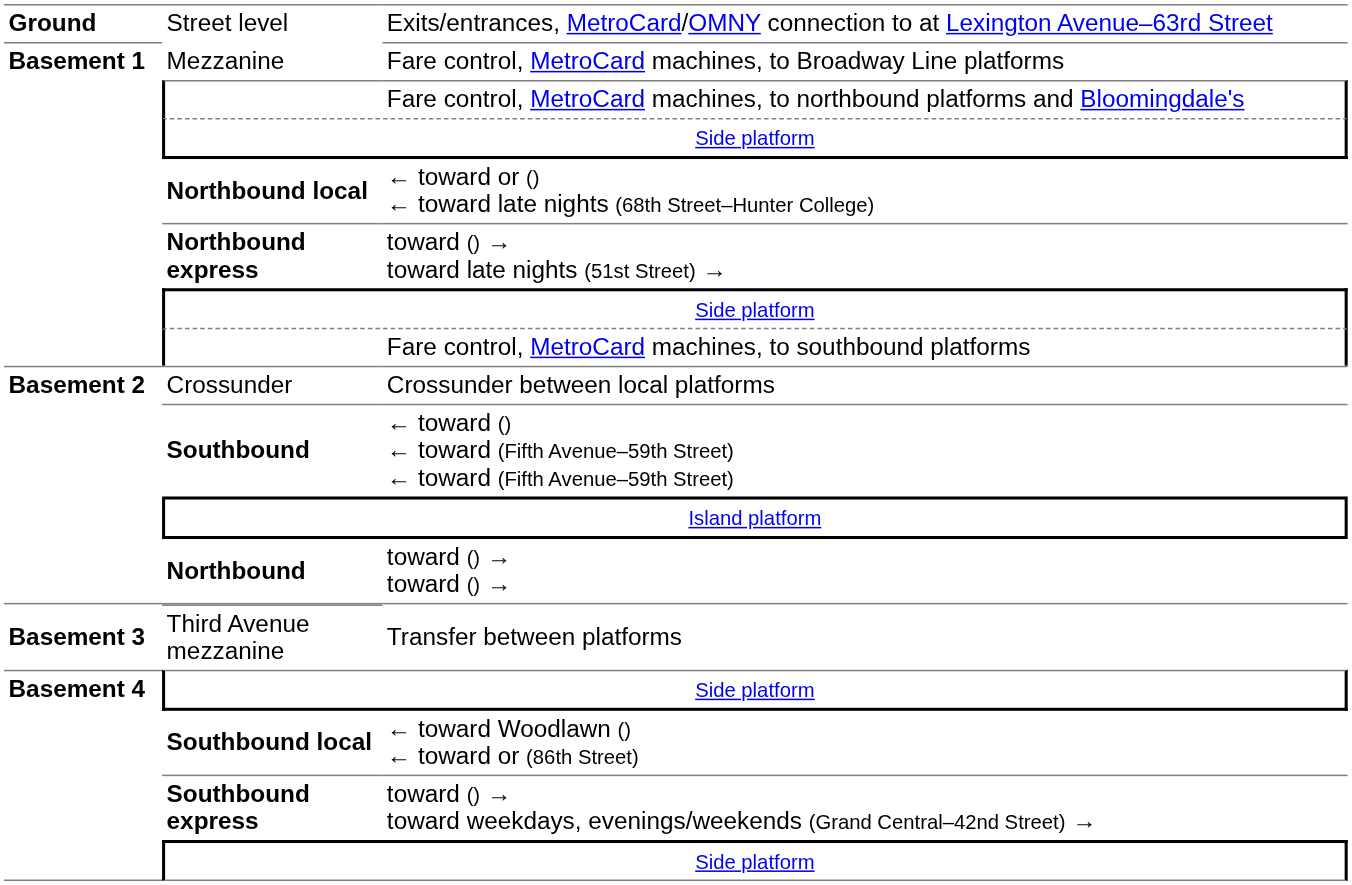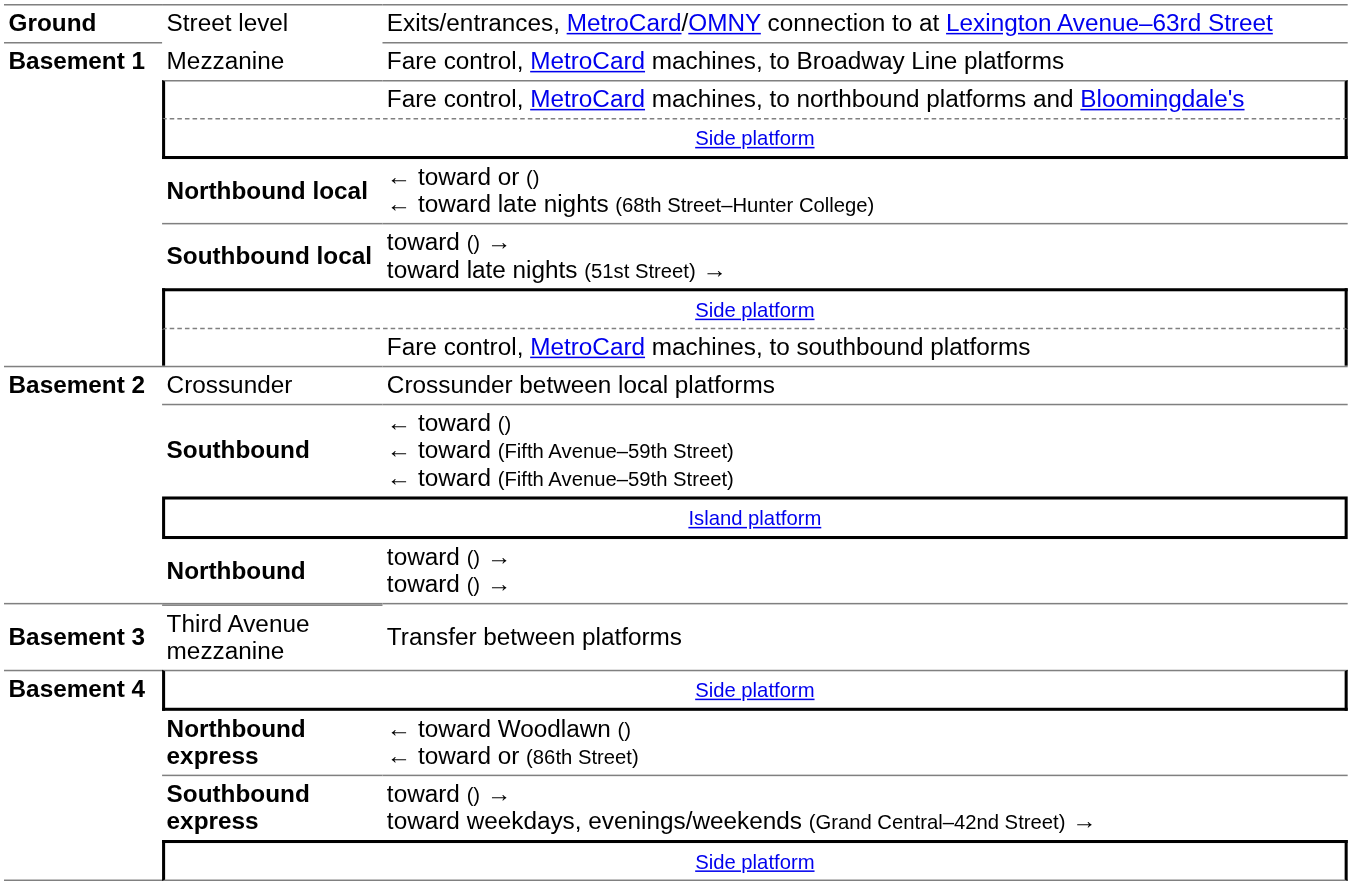(236, 256) Northbound express -> (269, 256) Southbound local
(269, 742) Southbound local -> (236, 742) Northbound express
